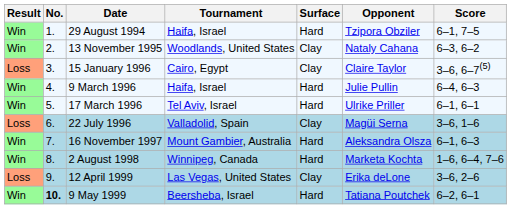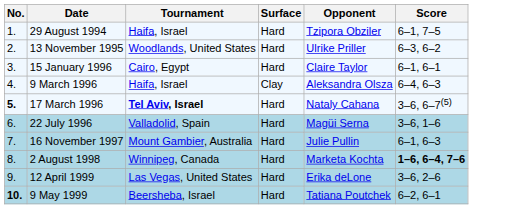- column: (24, 12)
(311, 48) Clay -> (273, 48) Hard
(382, 48) Nataly Cahana -> (336, 48) Ulrike Priller
(311, 68) Clay -> (273, 66) Hard
(464, 68) 3–6, 6–7(5) -> (419, 66) 6–1, 6–1
(312, 87) Hard -> (272, 84) Clay
(371, 87) Julie Pullin -> (350, 84) Aleksandra Olsza
(50, 105) normal -> (12, 103) bold
(202, 105) normal -> (166, 103) bold
(375, 105) Ulrike Priller -> (343, 103) Nataly Cahana
(458, 105) 6–1, 6–1 -> (425, 103) 3–6, 6–7(5)
(311, 123) Clay -> (273, 123) Hard
(388, 141) Aleksandra Olsza -> (333, 141) Julie Pullin
(470, 158) normal -> (431, 158) bold
(311, 176) Clay -> (273, 176) Hard
